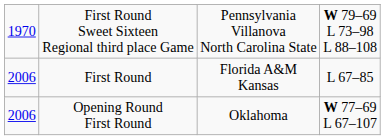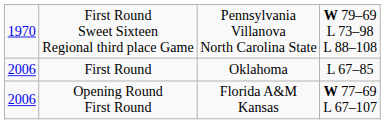(258, 77) Florida A&M Kansas -> (258, 69) Oklahoma
(258, 115) Oklahoma -> (258, 99) Florida A&M Kansas
